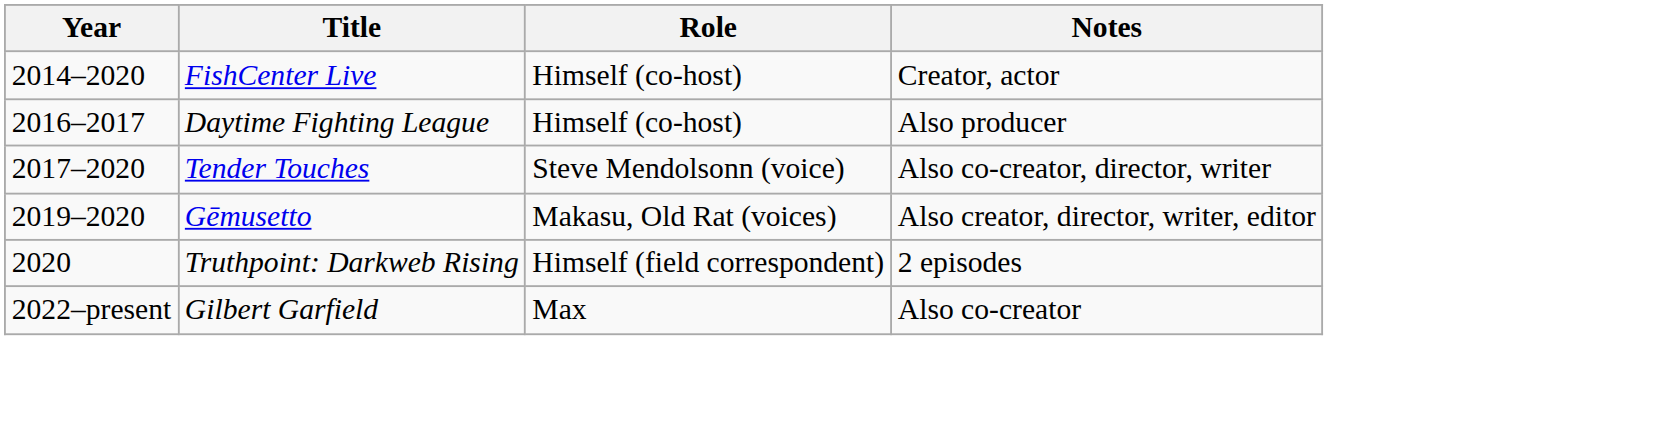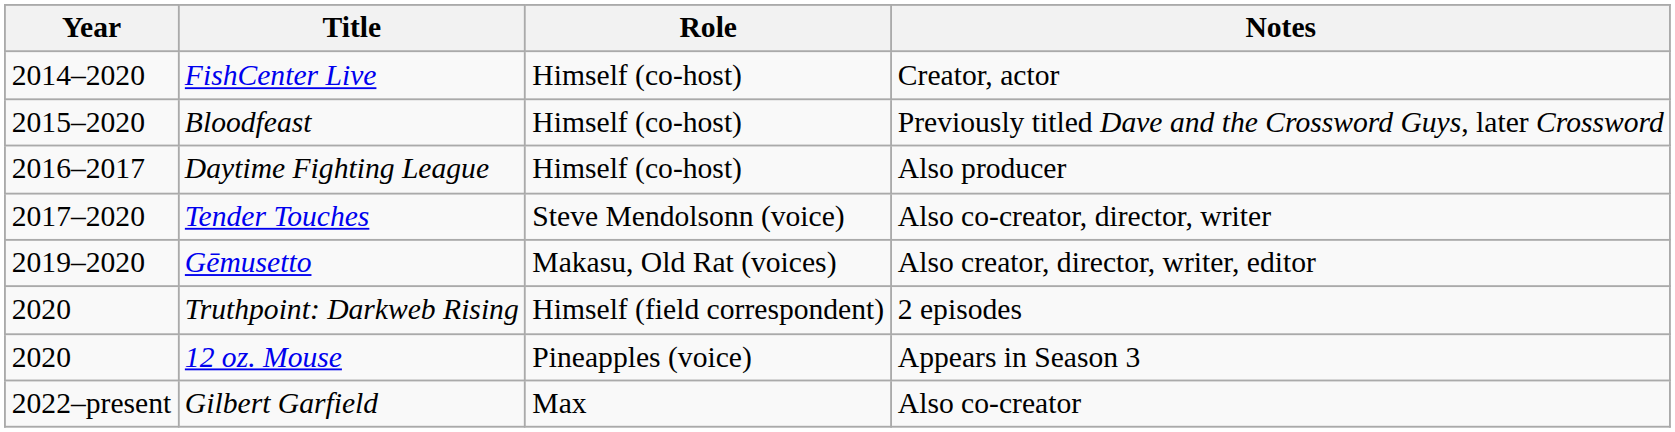+ row: (248, 121)
+ row: (263, 356)
